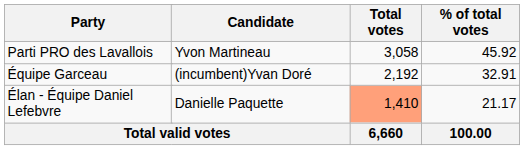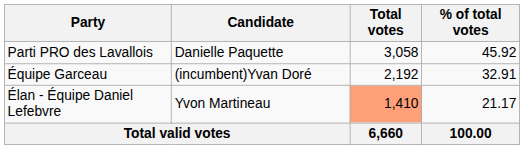(222, 52) Yvon Martineau -> (229, 52) Danielle Paquette
(229, 104) Danielle Paquette -> (222, 104) Yvon Martineau
